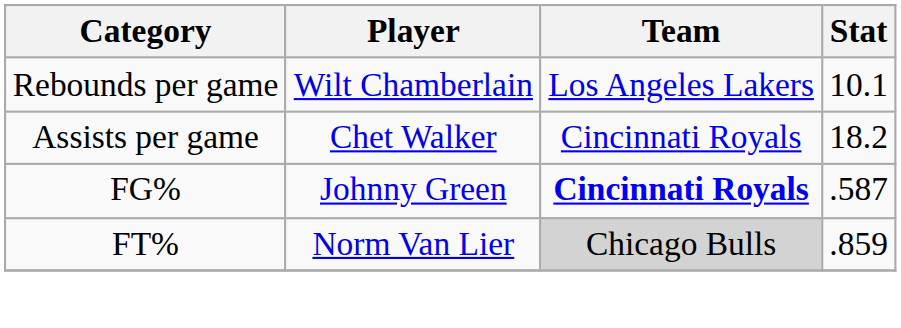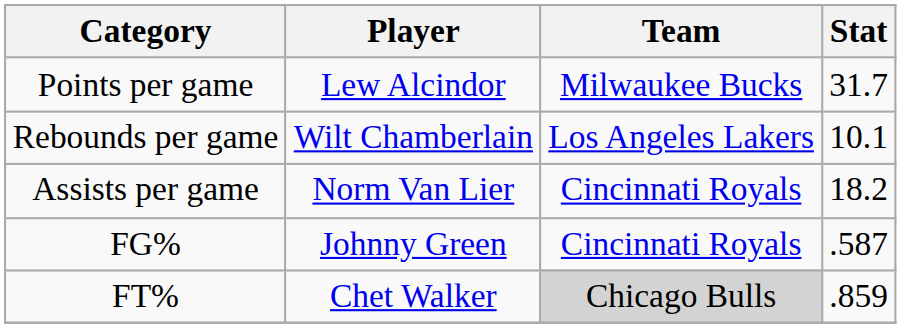+ row: (146, 84)
(413, 137) Chet Walker -> (413, 190) Norm Van Lier
(681, 190) bold -> (681, 243) normal
(413, 243) Norm Van Lier -> (413, 296) Chet Walker
